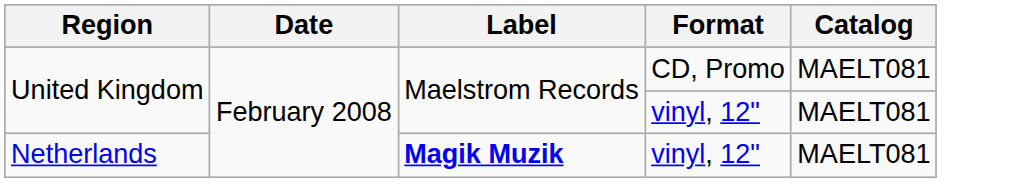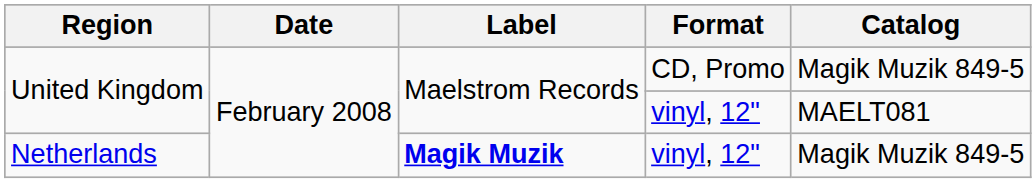(864, 68) MAELT081 -> (911, 68) Magik Muzik 849-5
(864, 154) MAELT081 -> (911, 154) Magik Muzik 849-5
